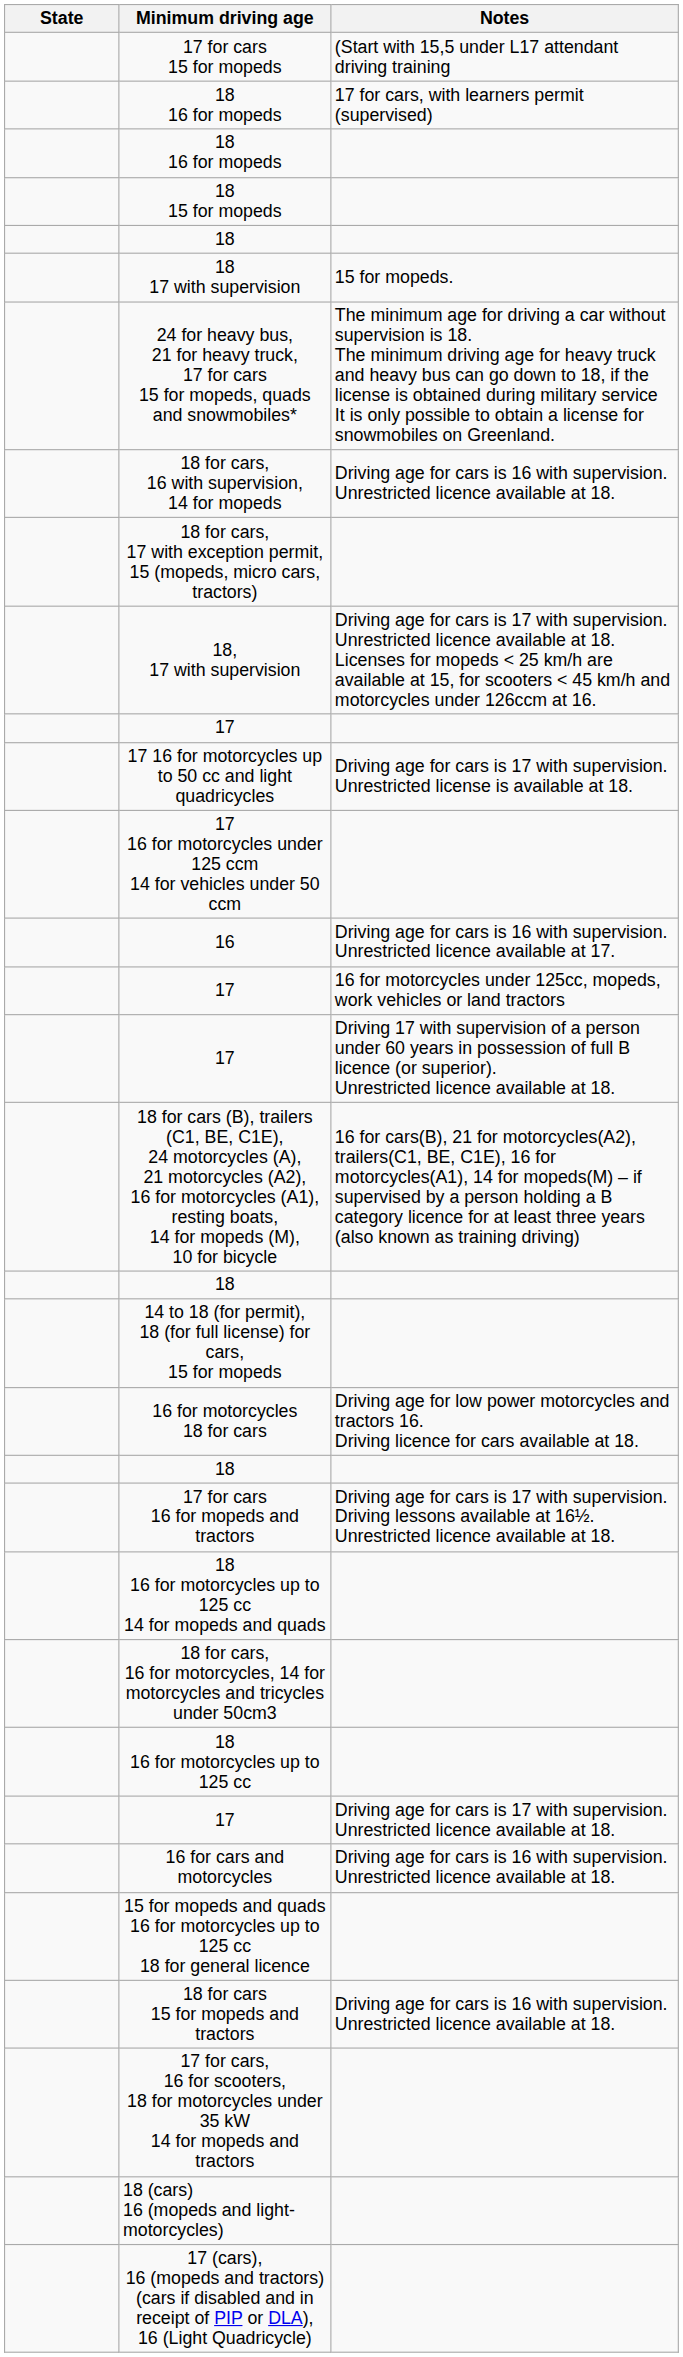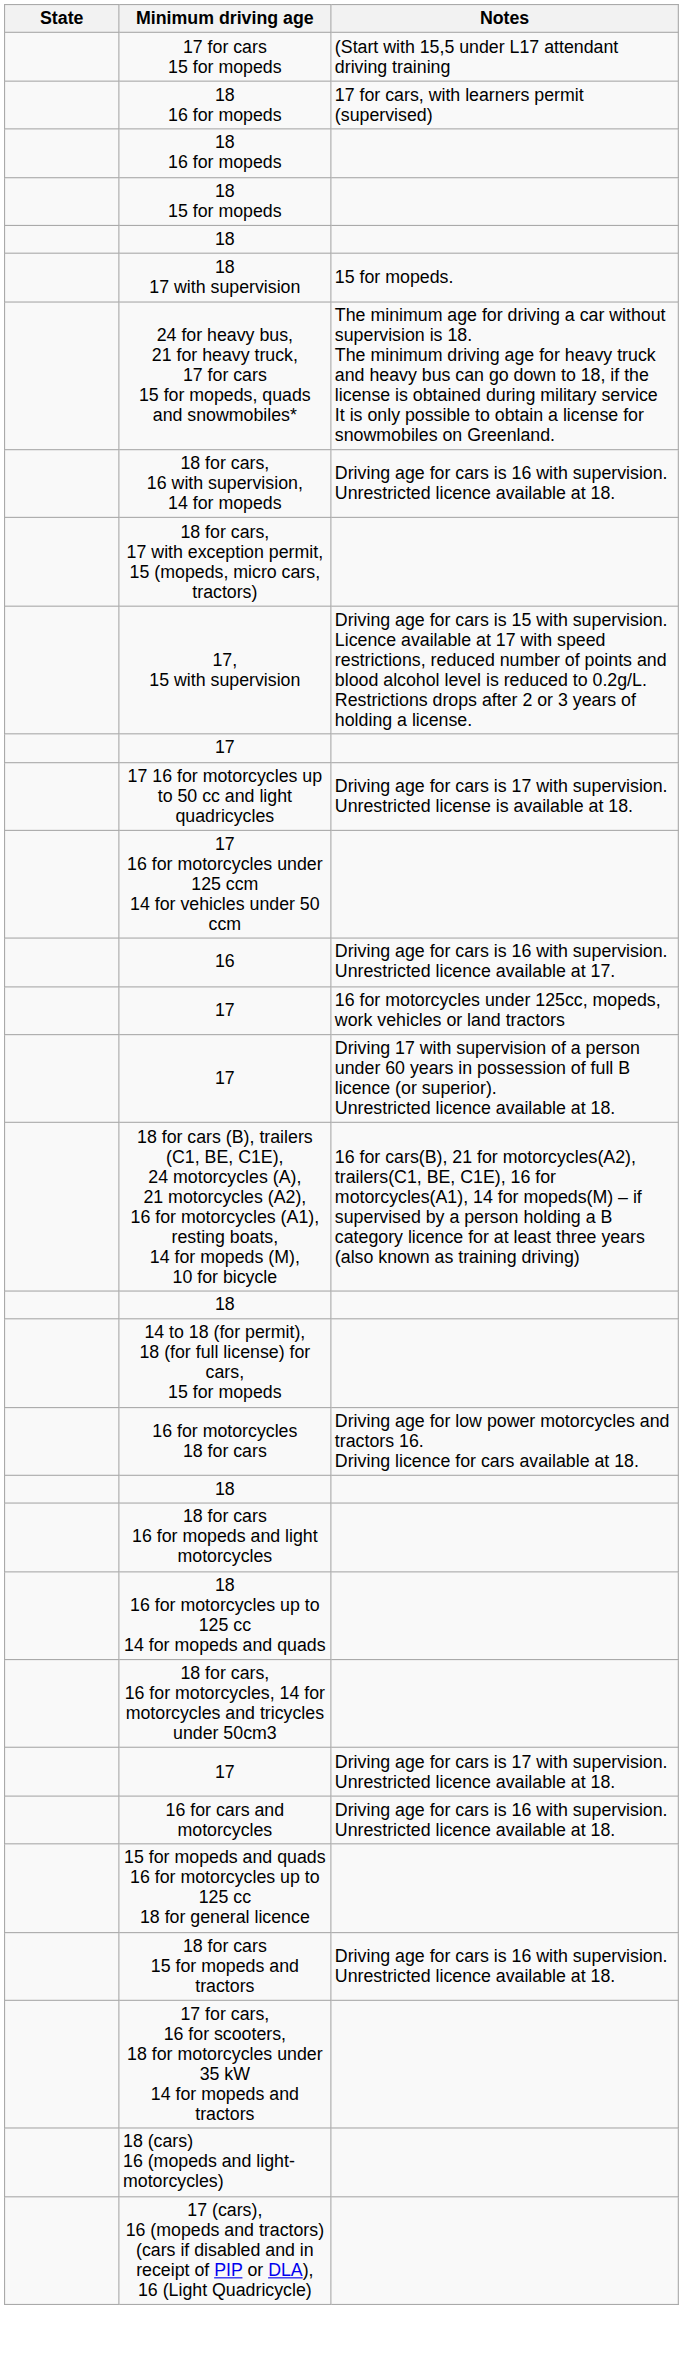+ row: (225, 669)
- row: (225, 659)
- row: (225, 1517)
+ row: (225, 1537)
- row: (225, 1761)
